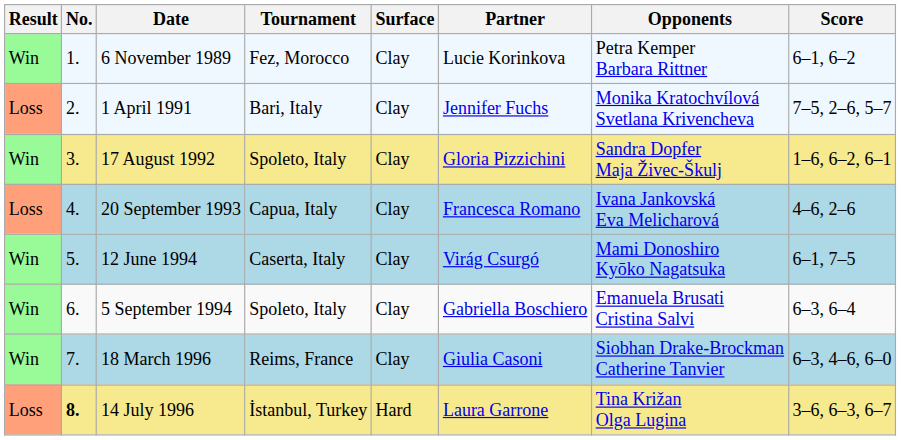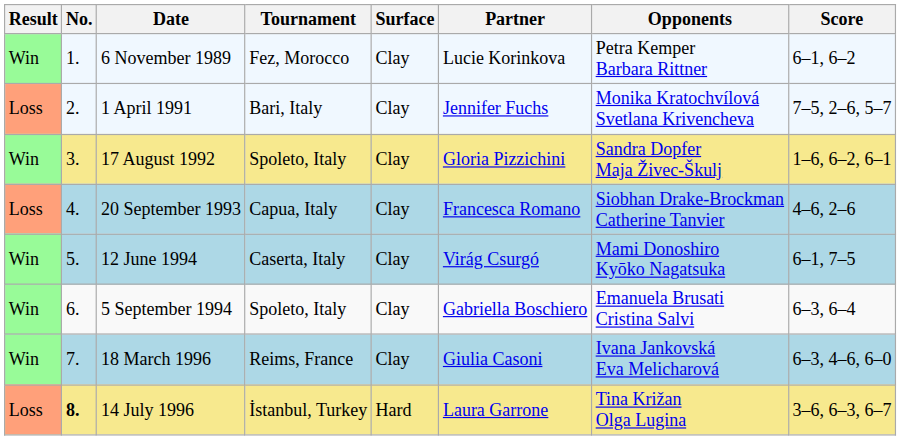(657, 208) Ivana Jankovská Eva Melicharová -> (690, 208) Siobhan Drake-Brockman Catherine Tanvier
(690, 358) Siobhan Drake-Brockman Catherine Tanvier -> (657, 358) Ivana Jankovská Eva Melicharová
